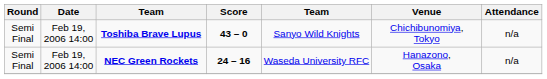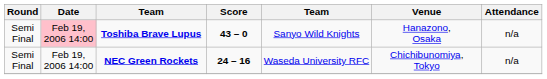(69, 33) no background -> (69, 33) pink background
(427, 33) Chichibunomiya, Tokyo -> (427, 33) Hanazono, Osaka
(427, 60) Hanazono, Osaka -> (427, 60) Chichibunomiya, Tokyo
